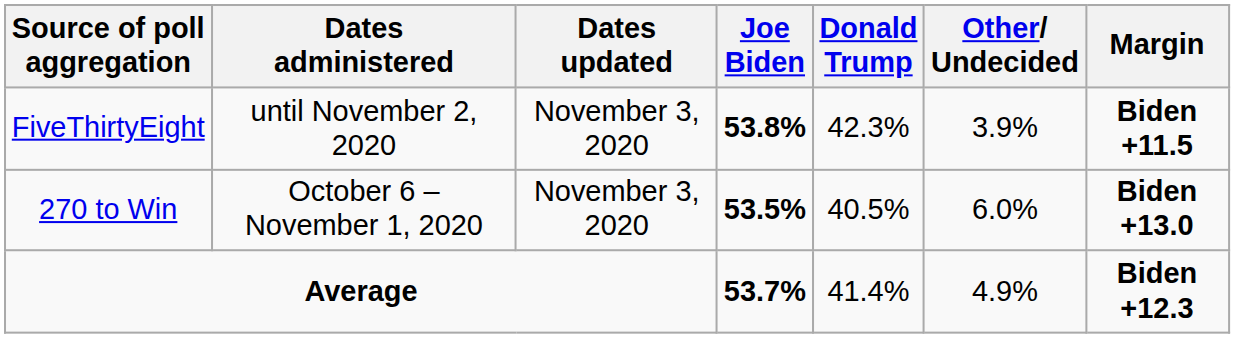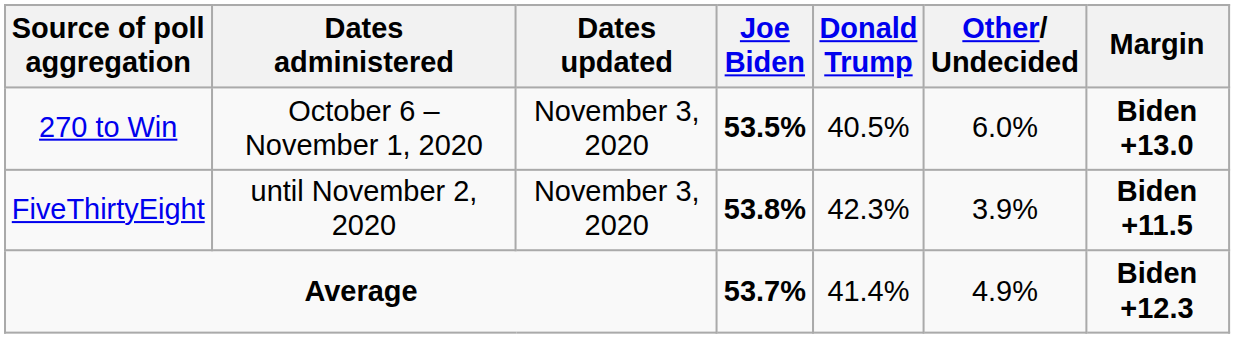rows swapped: (108, 209) <-> (108, 127)
